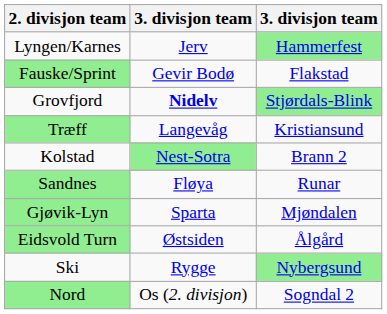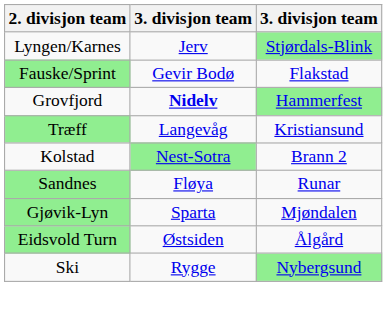(319, 45) Hammerfest -> (319, 45) Stjørdals-Blink
(319, 101) Stjørdals-Blink -> (319, 101) Hammerfest
- row: (67, 294)
